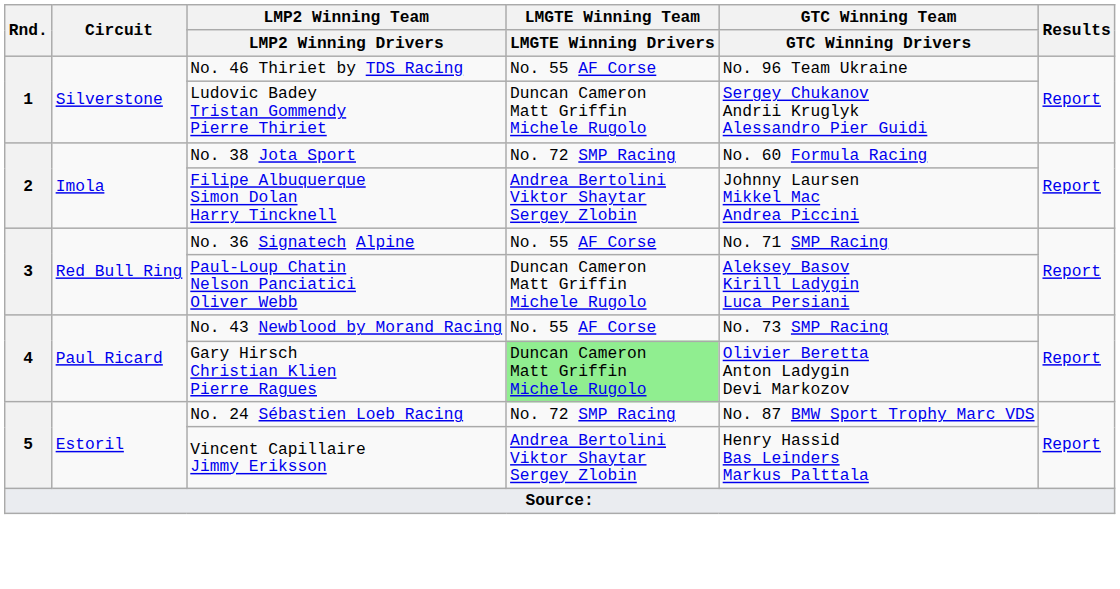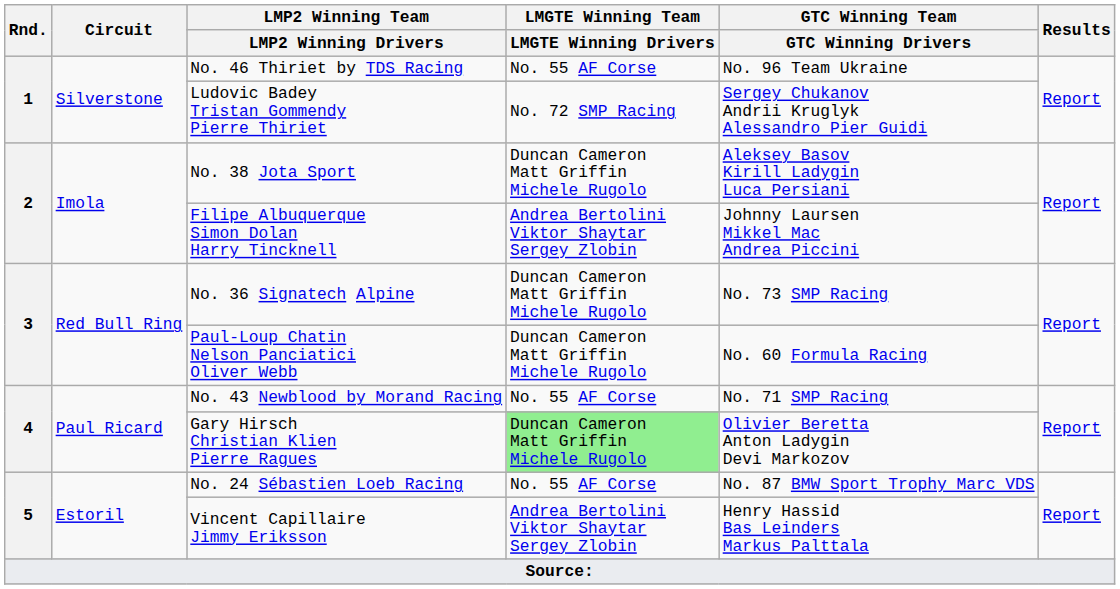(578, 112) Duncan Cameron Matt Griffin Michele Rugolo -> (593, 112) No. 72 SMP Racing
(593, 155) No. 72 SMP Racing -> (578, 173) Duncan Cameron Matt Griffin Michele Rugolo
(825, 155) No. 60 Formula Racing -> (791, 173) Aleksey Basov Kirill Ladygin Luca Persiani
(583, 242) No. 55 AF Corse -> (578, 295) Duncan Cameron Matt Griffin Michele Rugolo
(806, 242) No. 71 SMP Racing -> (806, 295) No. 73 SMP Racing
(791, 285) Aleksey Basov Kirill Ladygin Luca Persiani -> (825, 355) No. 60 Formula Racing
(806, 328) No. 73 SMP Racing -> (806, 399) No. 71 SMP Racing
(593, 415) No. 72 SMP Racing -> (583, 485) No. 55 AF Corse
